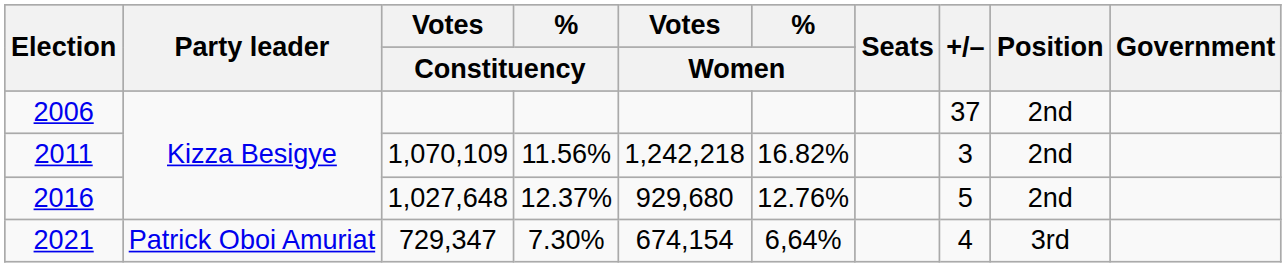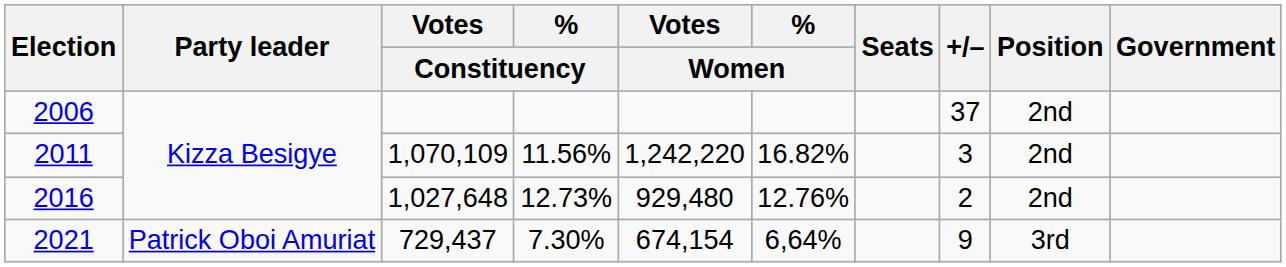(685, 154) 1,242,218 -> (685, 154) 1,242,220
(566, 197) 12.37% -> (566, 197) 12.73%
(685, 197) 929,680 -> (685, 197) 929,480
(965, 197) 5 -> (965, 197) 2
(448, 240) 729,347 -> (448, 240) 729,437
(965, 240) 4 -> (965, 240) 9
